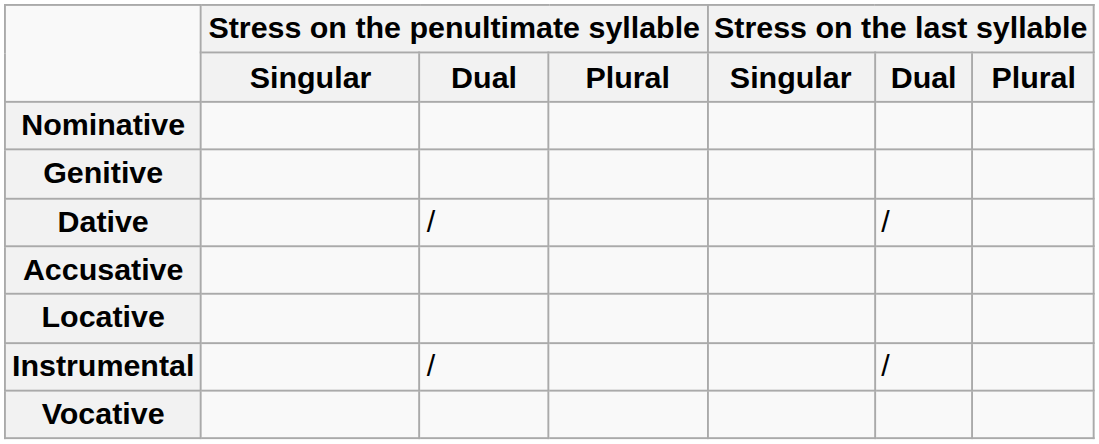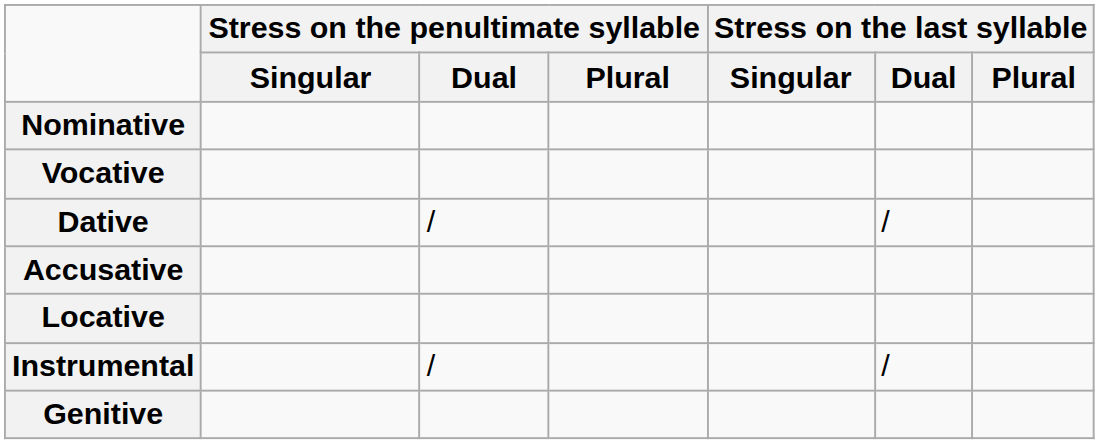rows swapped: (103, 173) <-> (103, 414)
